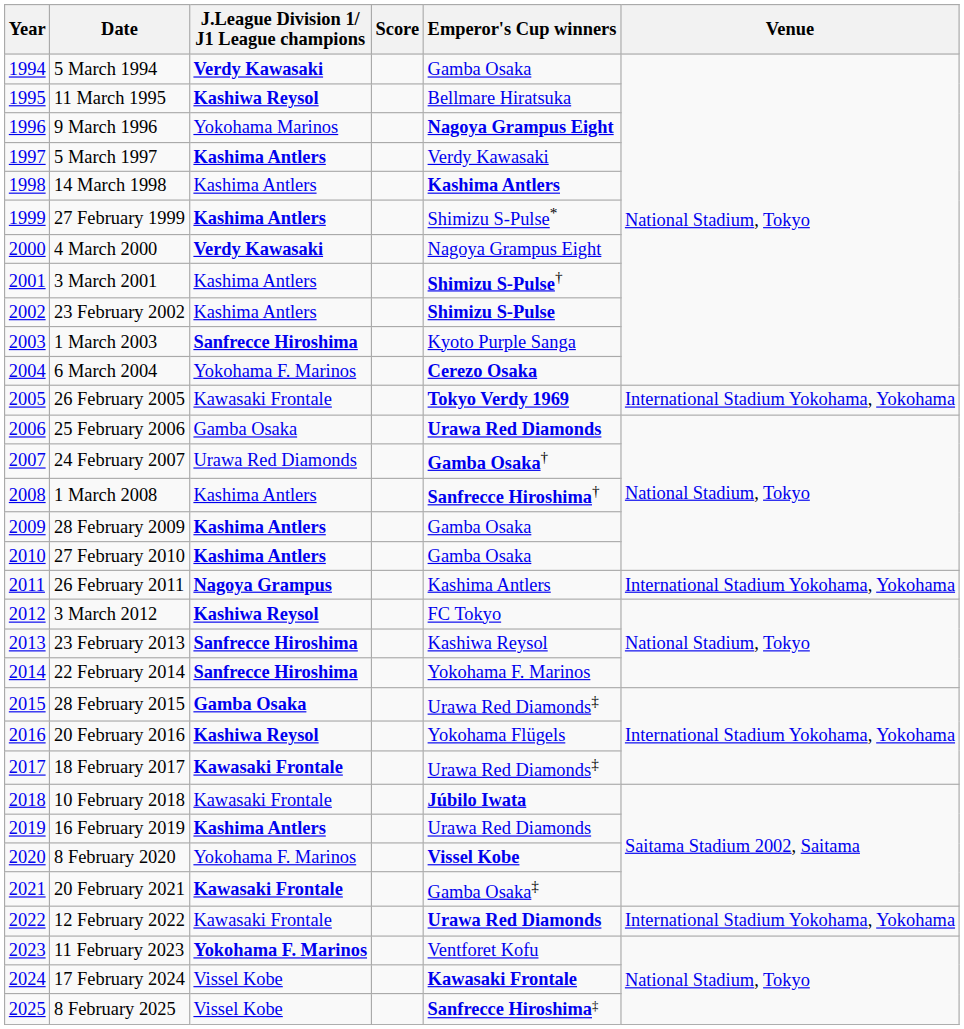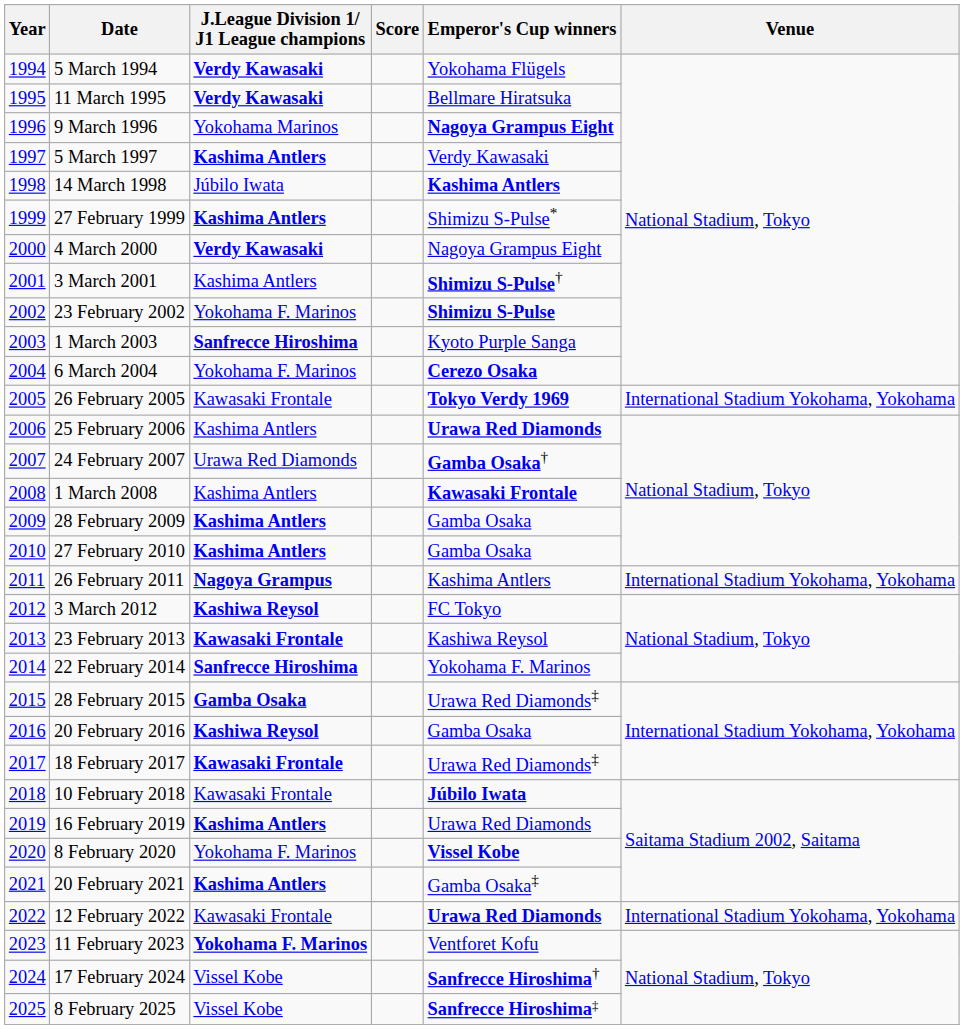(479, 68) Gamba Osaka -> (496, 68) Yokohama Flügels
(256, 98) Kashiwa Reysol -> (258, 98) Verdy Kawasaki
(255, 185) Kashima Antlers -> (239, 185) Júbilo Iwata
(255, 312) Kashima Antlers -> (275, 312) Yokohama F. Marinos
(245, 429) Gamba Osaka -> (255, 429) Kashima Antlers
(514, 494) Sanfrecce Hiroshima† -> (502, 492) Kawasaki Frontale
(276, 643) Sanfrecce Hiroshima -> (268, 638) Kawasaki Frontale
(496, 735) Yokohama Flügels -> (479, 730) Gamba Osaka
(268, 889) Kawasaki Frontale -> (260, 884) Kashima Antlers
(502, 979) Kawasaki Frontale -> (514, 976) Sanfrecce Hiroshima†
